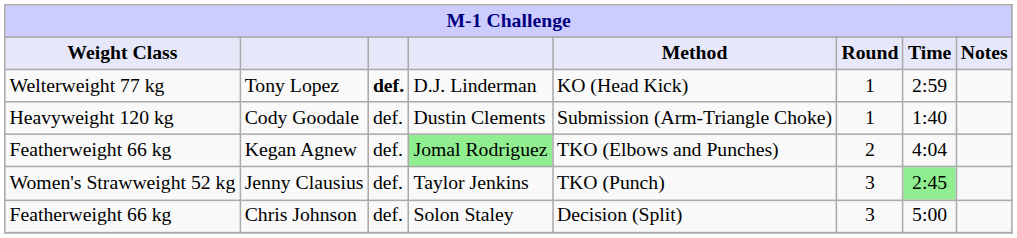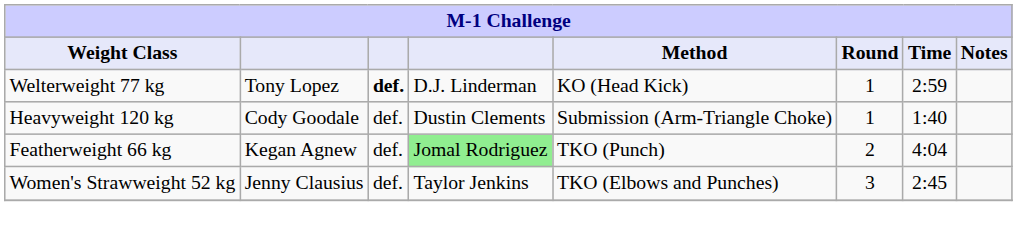(668, 150) TKO (Elbows and Punches) -> (611, 150) TKO (Punch)
(611, 182) TKO (Punch) -> (668, 182) TKO (Elbows and Punches)
(930, 182) lightgreen background -> (930, 182) no background
- row: (301, 215)
